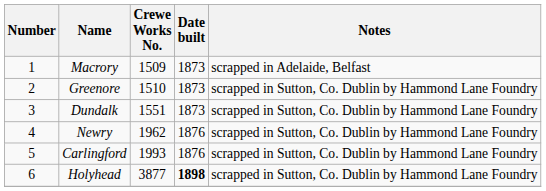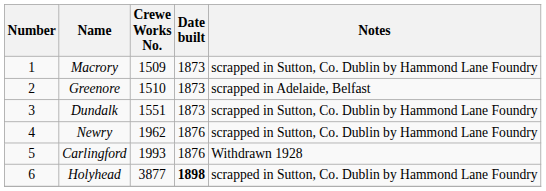(291, 67) scrapped in Adelaide, Belfast -> (374, 67) scrapped in Sutton, Co. Dublin by Hammond Lane Foundry
(374, 89) scrapped in Sutton, Co. Dublin by Hammond Lane Foundry -> (291, 89) scrapped in Adelaide, Belfast
(374, 153) scrapped in Sutton, Co. Dublin by Hammond Lane Foundry -> (257, 153) Withdrawn 1928
